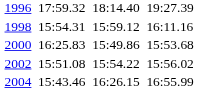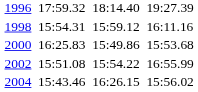(170, 63) 15:56.02 -> (170, 63) 16:55.99
(170, 82) 16:55.99 -> (170, 82) 15:56.02
